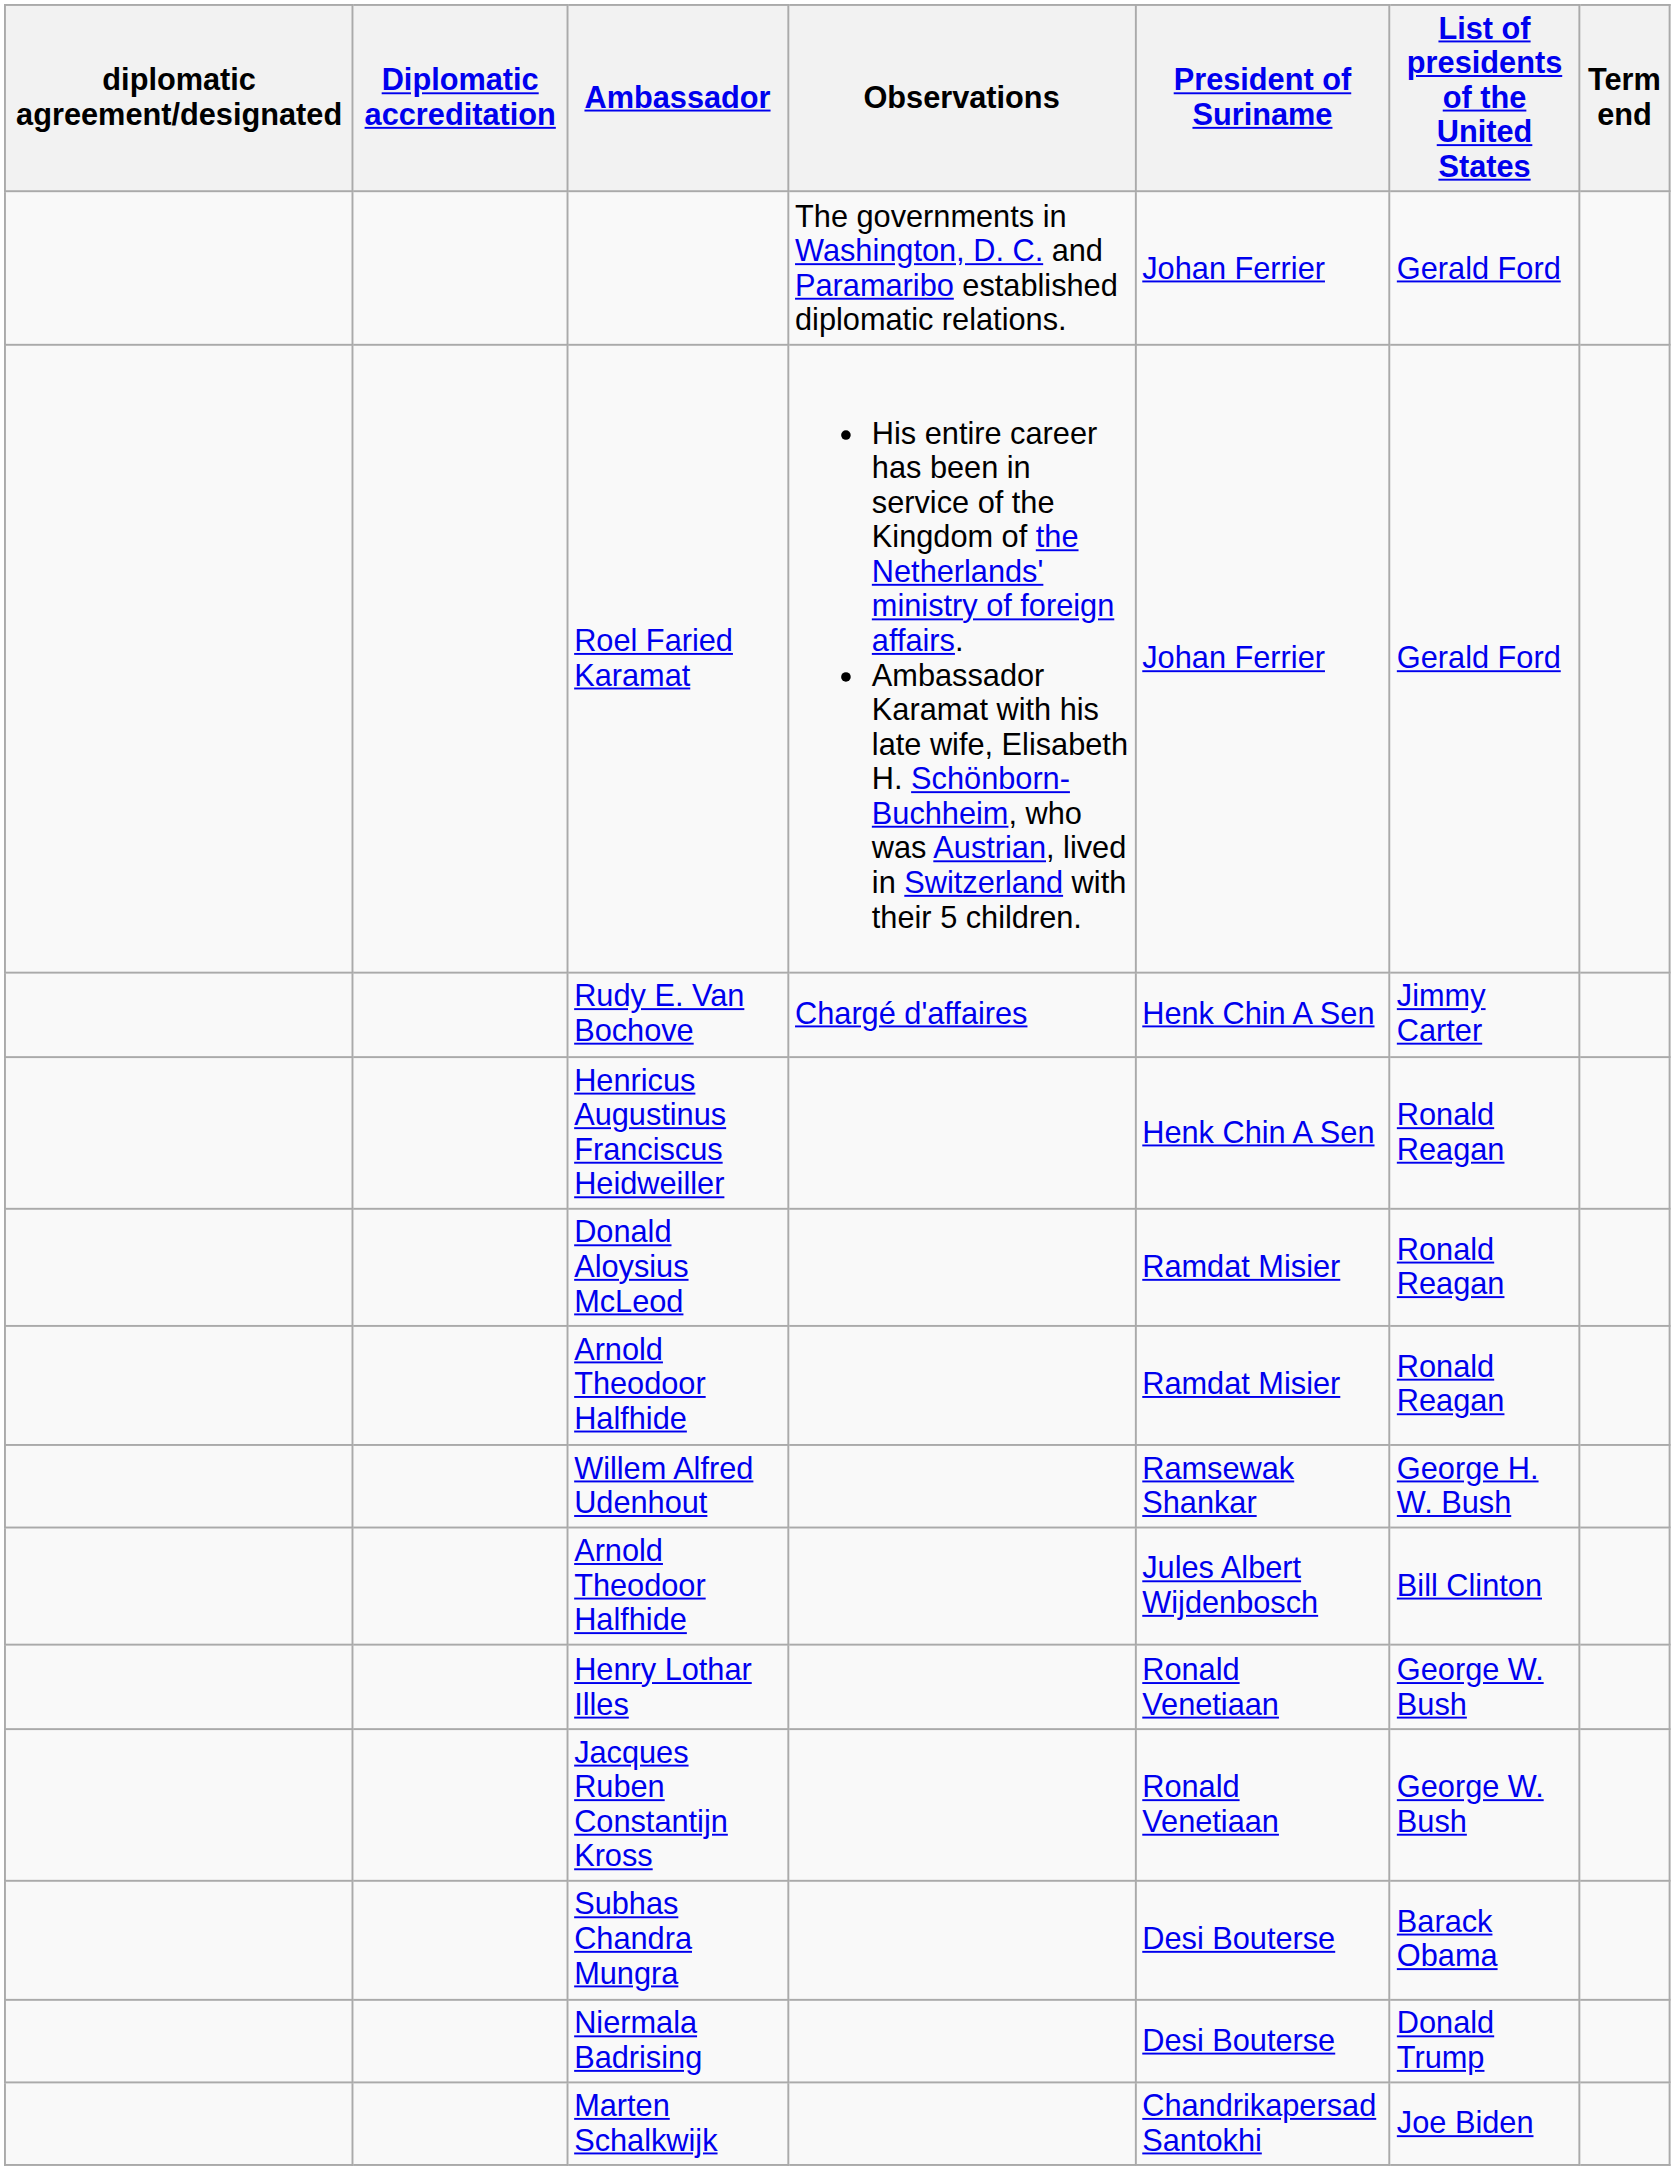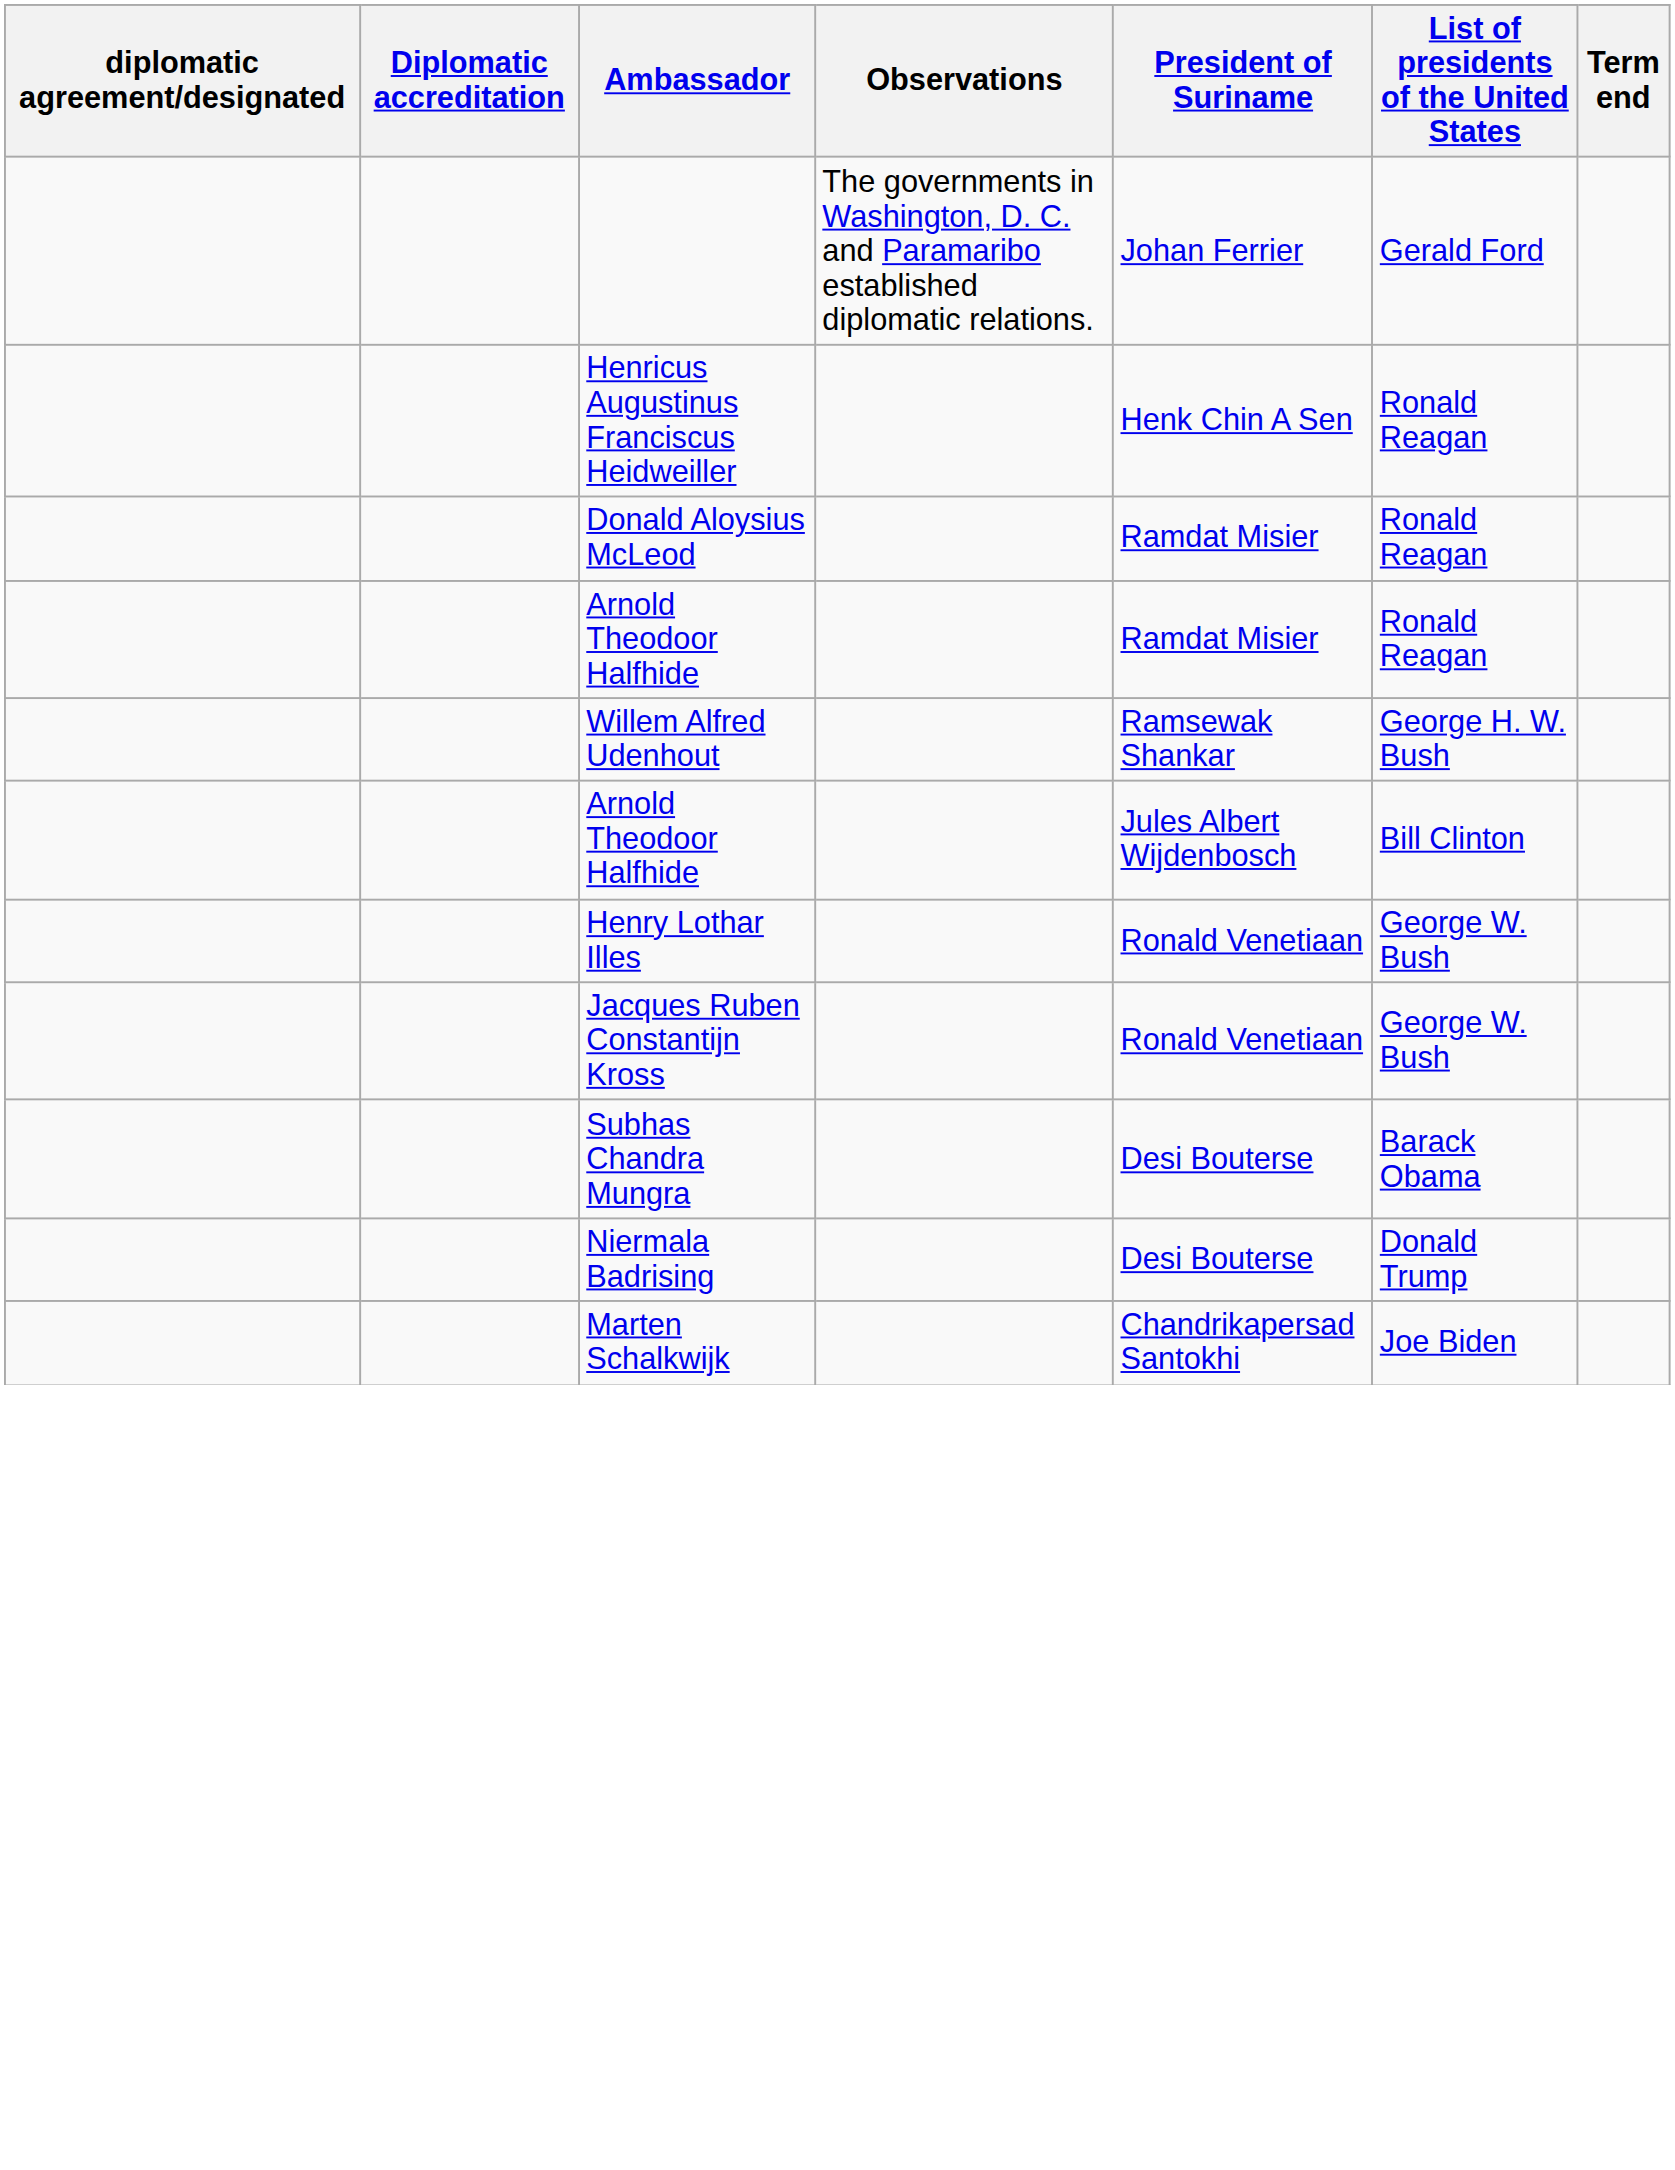- row: (654, 658)
- row: (659, 1014)
